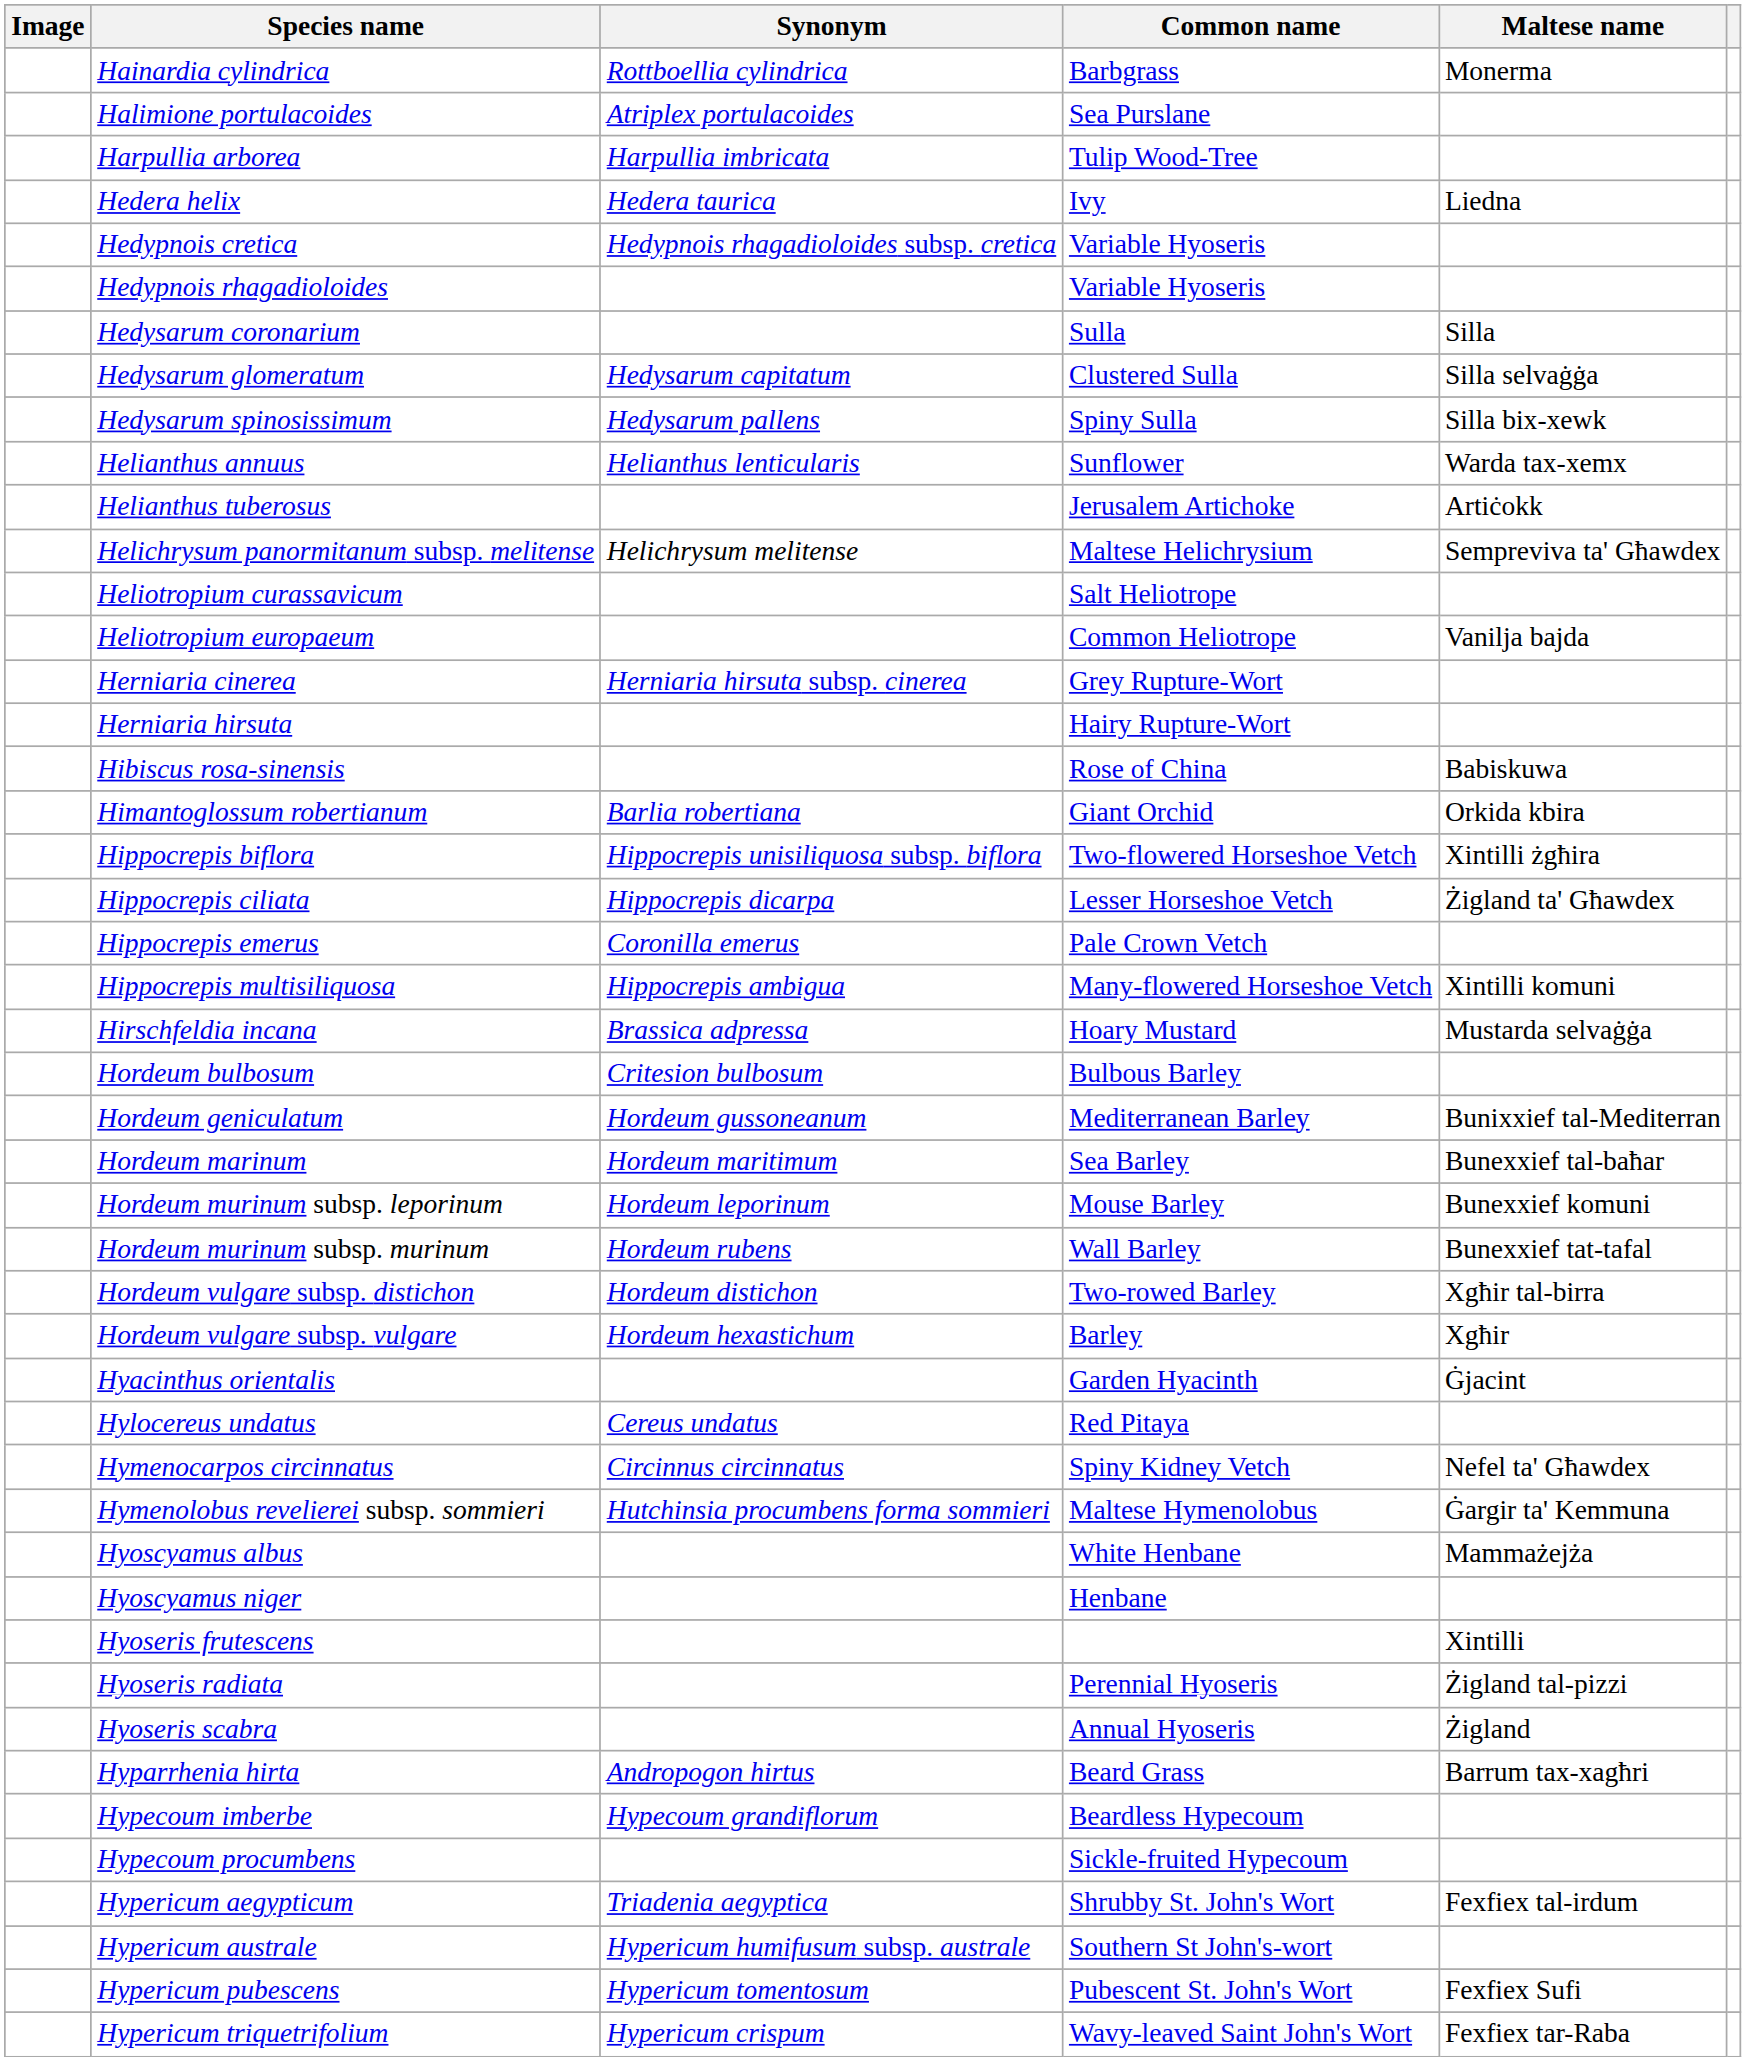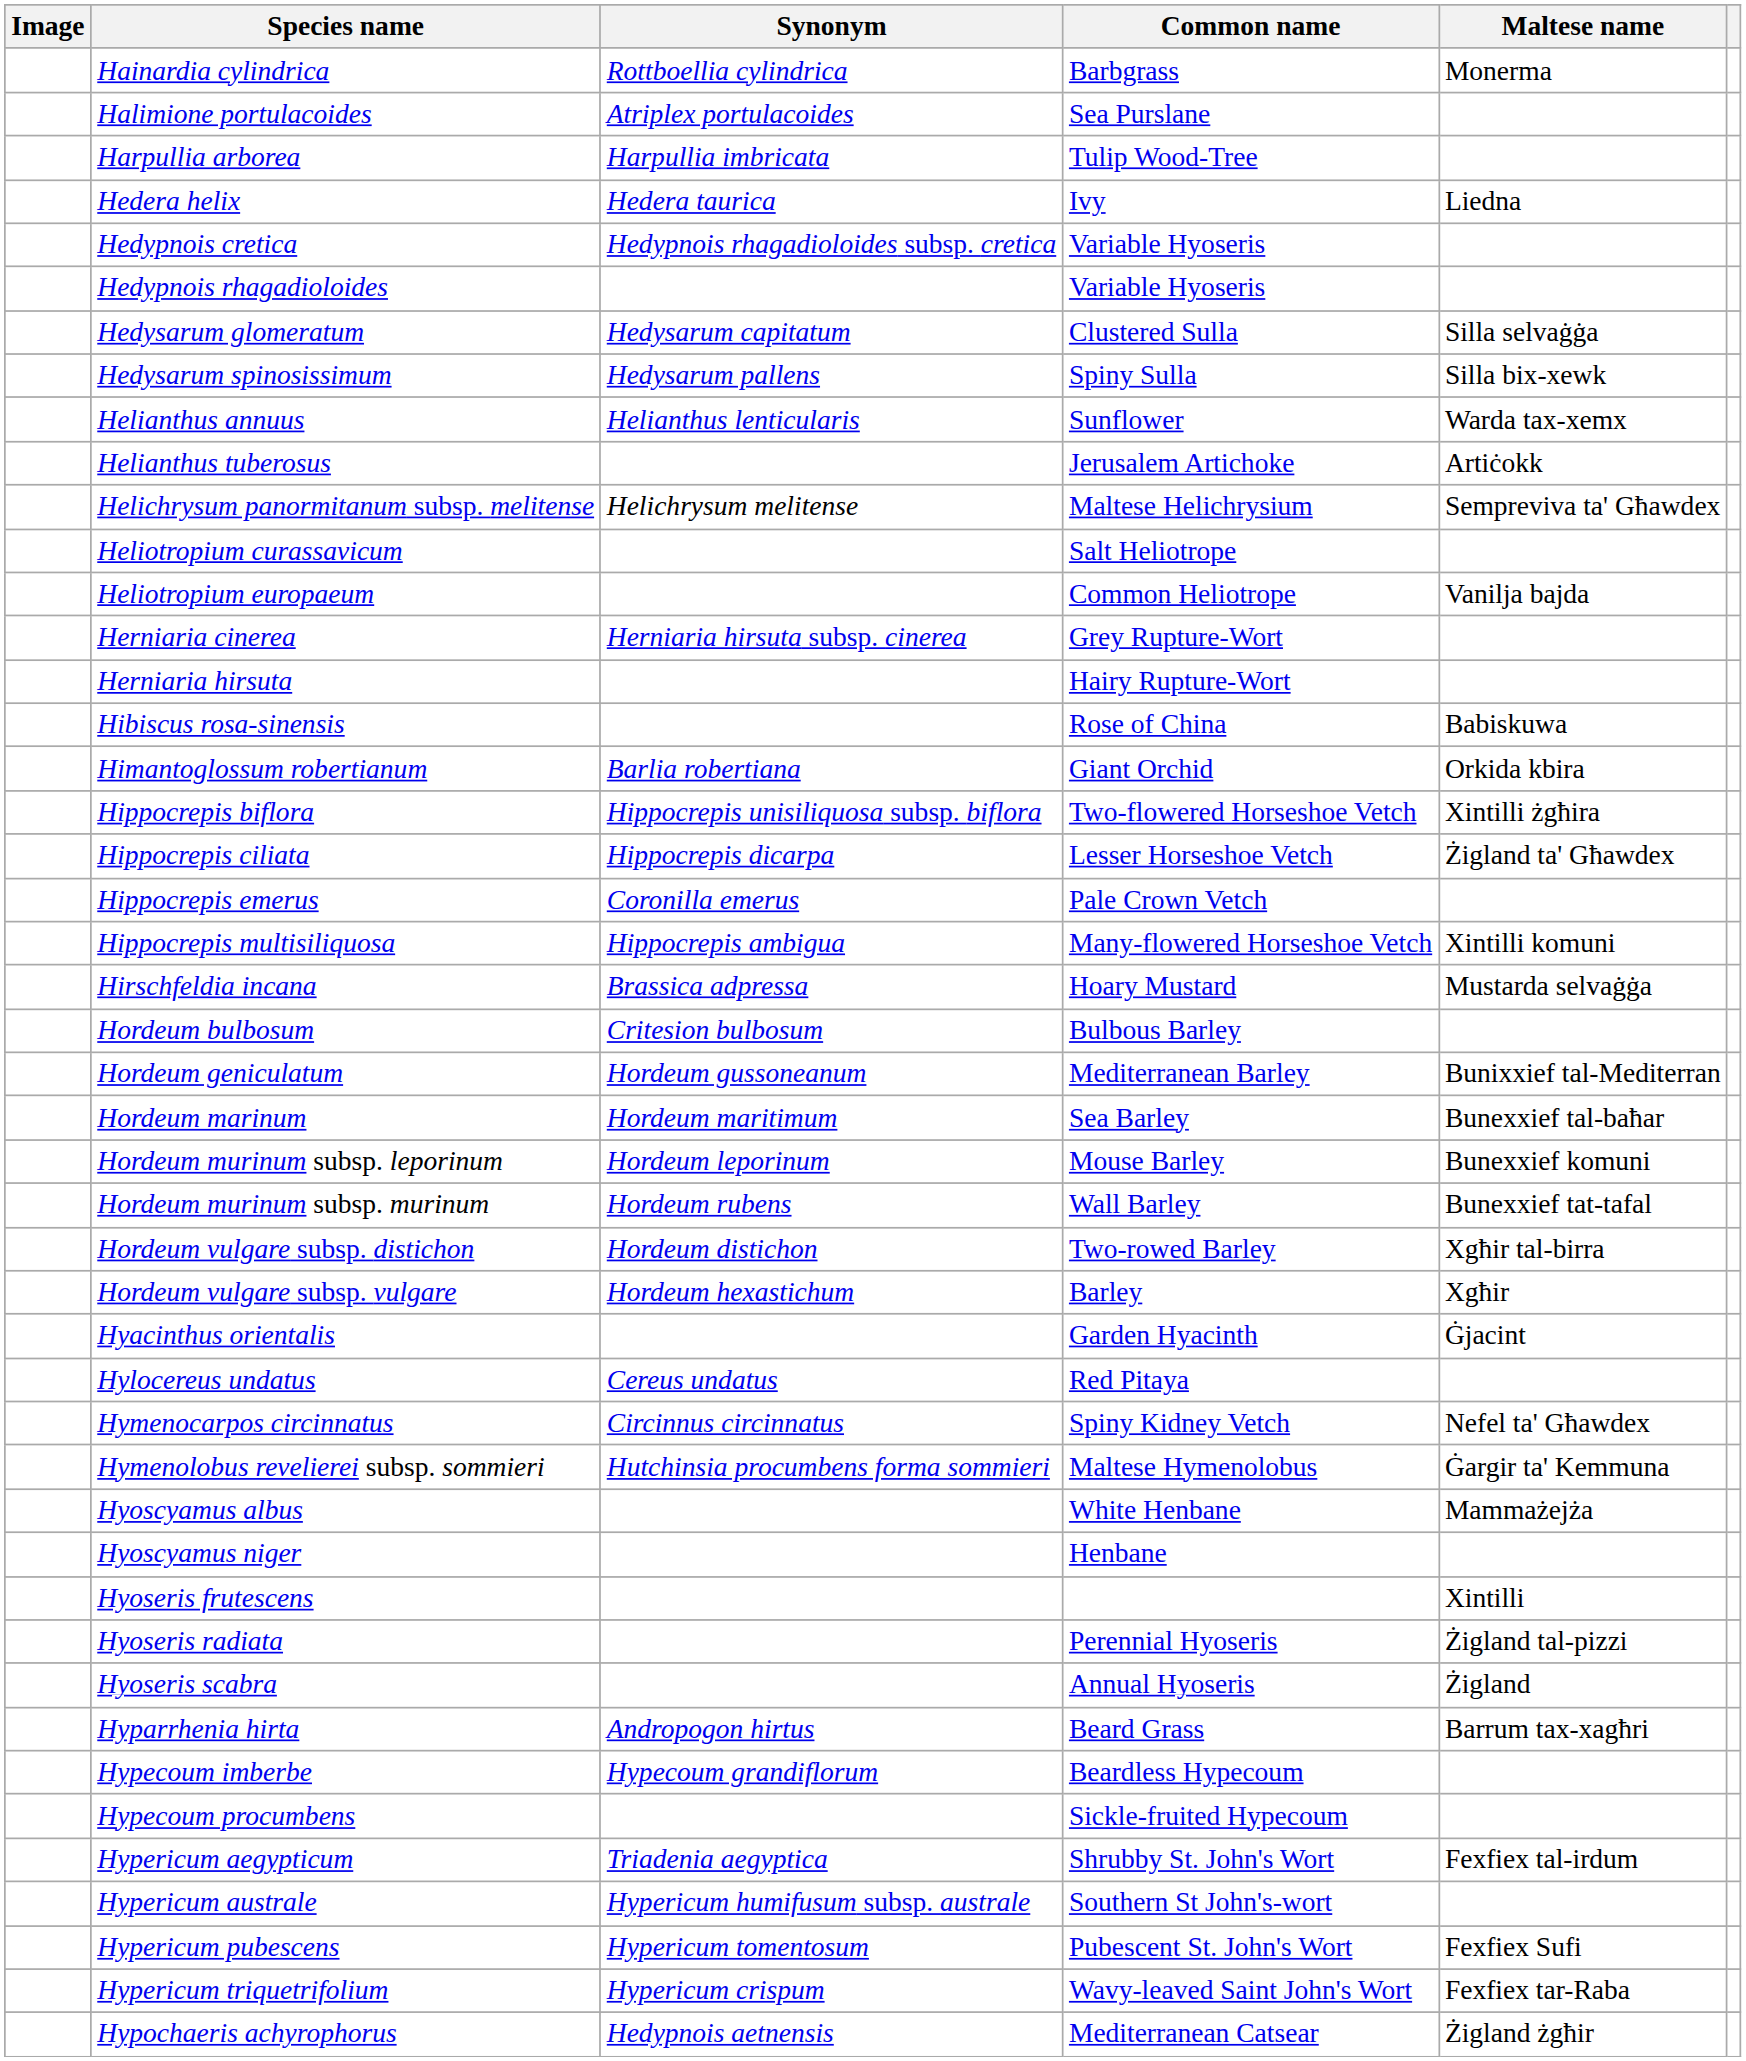- row: (229, 331)
+ row: (247, 2033)
